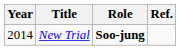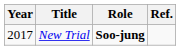(20, 34) 2014 -> (20, 34) 2017
